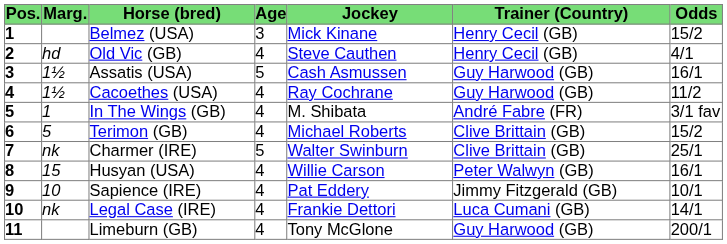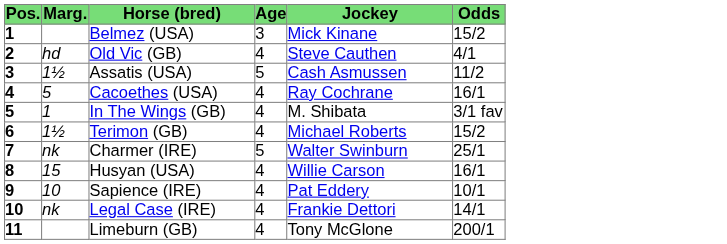- column: (561, 14)
(687, 72) 16/1 -> (469, 72) 11/2
(54, 92) 1½ -> (47, 92) 5
(686, 92) 11/2 -> (469, 92) 16/1
(47, 131) 5 -> (54, 131) 1½
